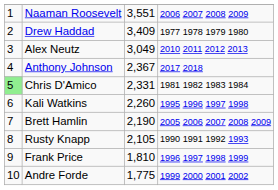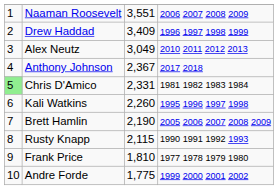(204, 31) 1977 1978 1979 1980 -> (204, 31) 1996 1997 1998 1999
(141, 139) 2,105 -> (140, 139) 2,115
(204, 157) 1996 1997 1998 1999 -> (204, 157) 1977 1978 1979 1980
